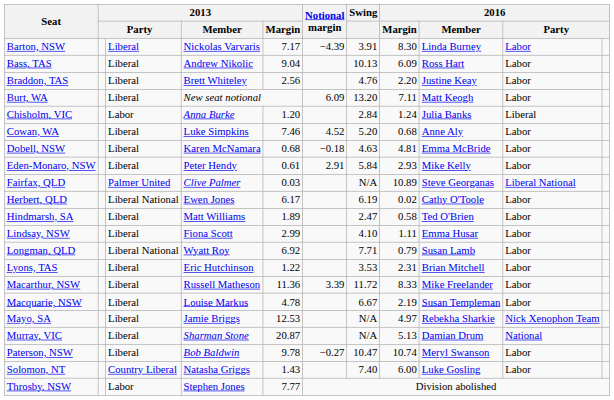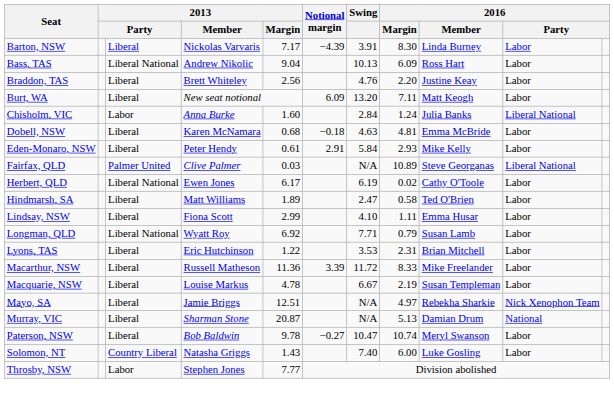(124, 64) Liberal -> (143, 64) Liberal National
(291, 115) 1.20 -> (291, 115) 1.60
(521, 115) Liberal -> (541, 115) Liberal National
- row: (33, 132)
(288, 319) 12.53 -> (288, 302) 12.51
